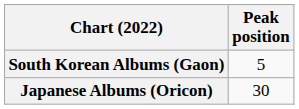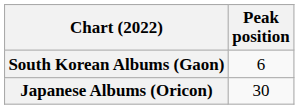(261, 63) 5 -> (261, 63) 6
